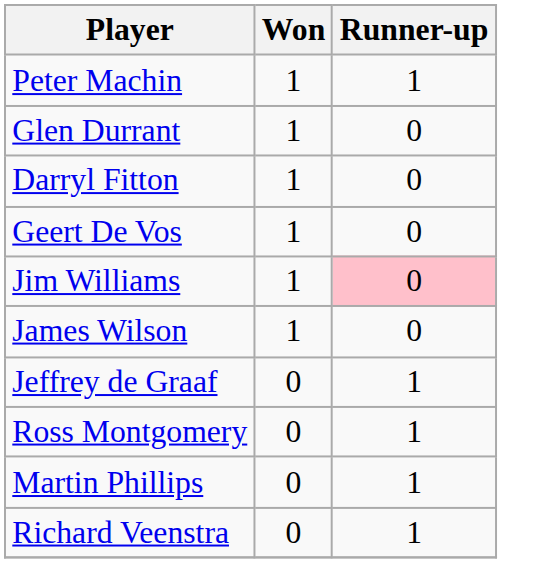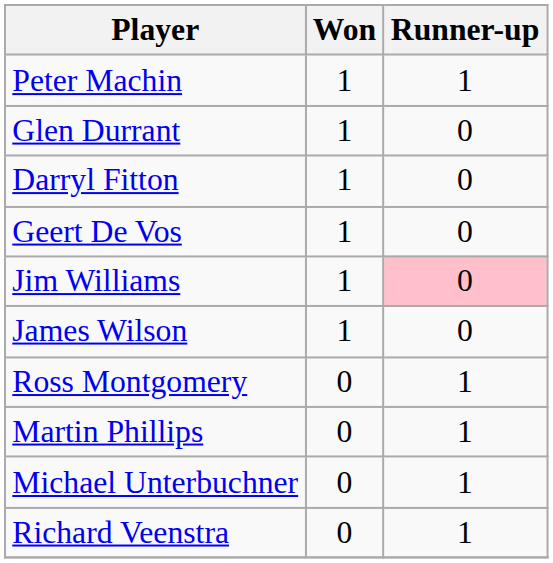- row: (115, 381)
+ row: (155, 481)
